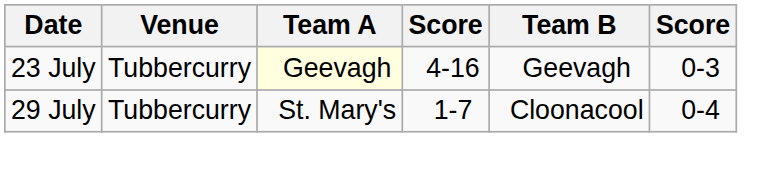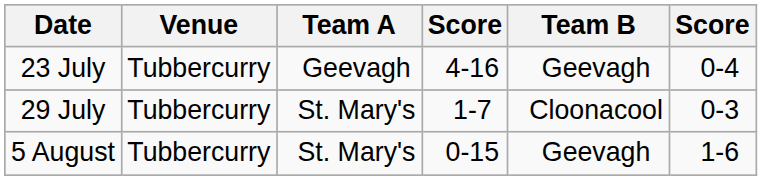(330, 68) lightyellow background -> (349, 68) no background
(693, 68) 0-3 -> (712, 68) 0-4
(693, 110) 0-4 -> (712, 110) 0-3
+ row: (63, 152)
